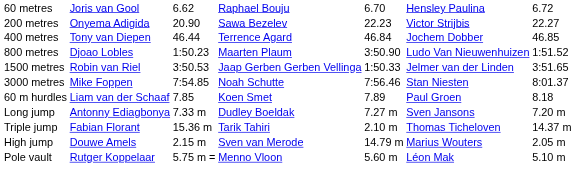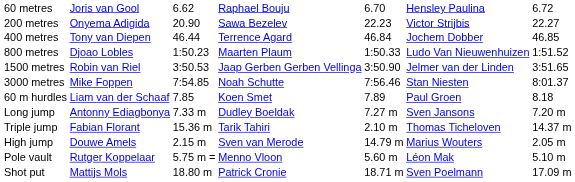(382, 53) 3:50.90 -> (382, 53) 1:50.33
(382, 68) 1:50.33 -> (382, 68) 3:50.90
+ row: (24, 172)
